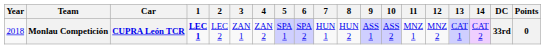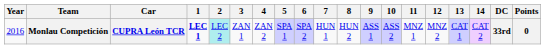(15, 31) 2018 -> (15, 31) 2016
(220, 31) no background -> (220, 31) paleturquoise background
